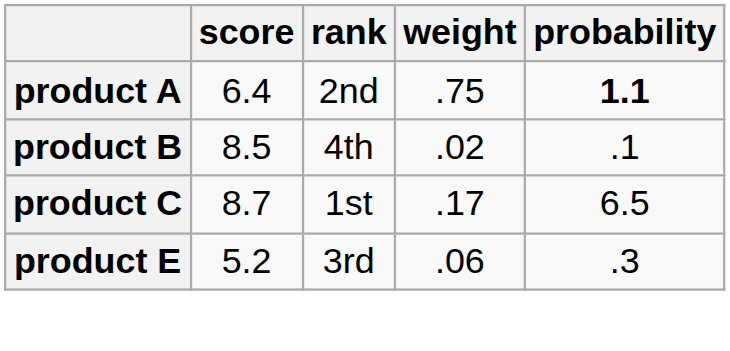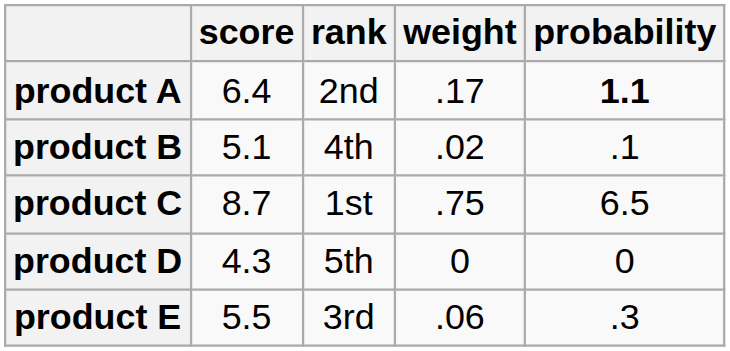(460, 89) .75 -> (460, 89) .17
(247, 146) 8.5 -> (247, 146) 5.1
(460, 203) .17 -> (460, 203) .75
+ row: (98, 260)
(247, 260) 5.2 -> (247, 317) 5.5
